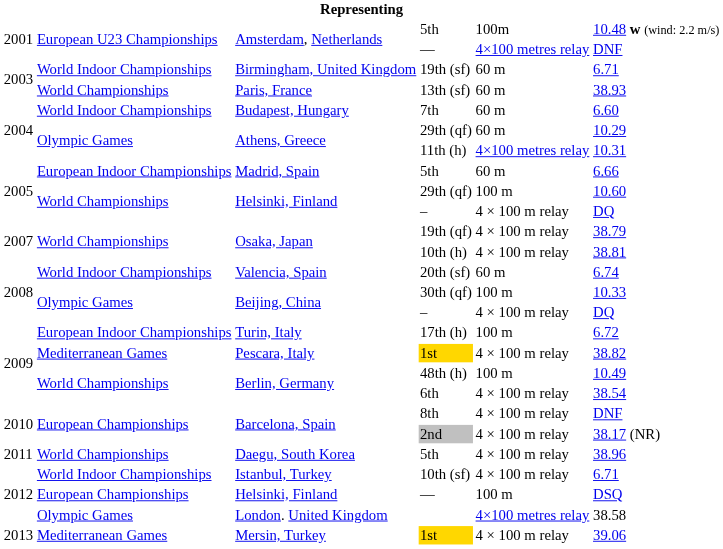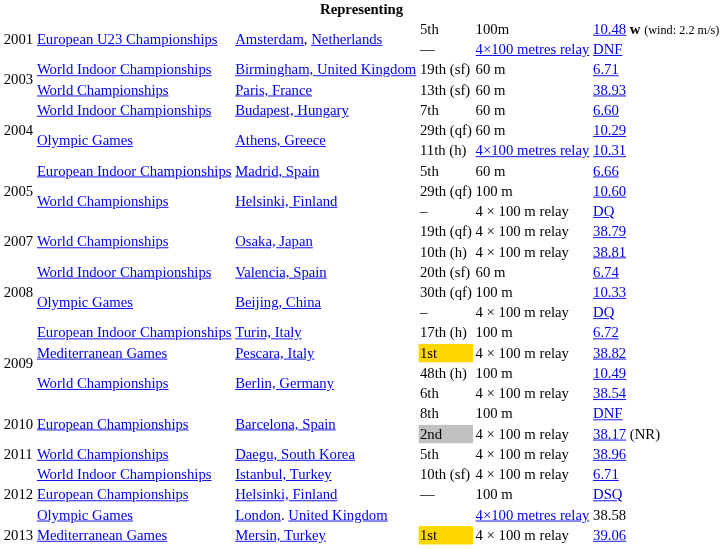(522, 413) 4 × 100 m relay -> (494, 413) 100 m
